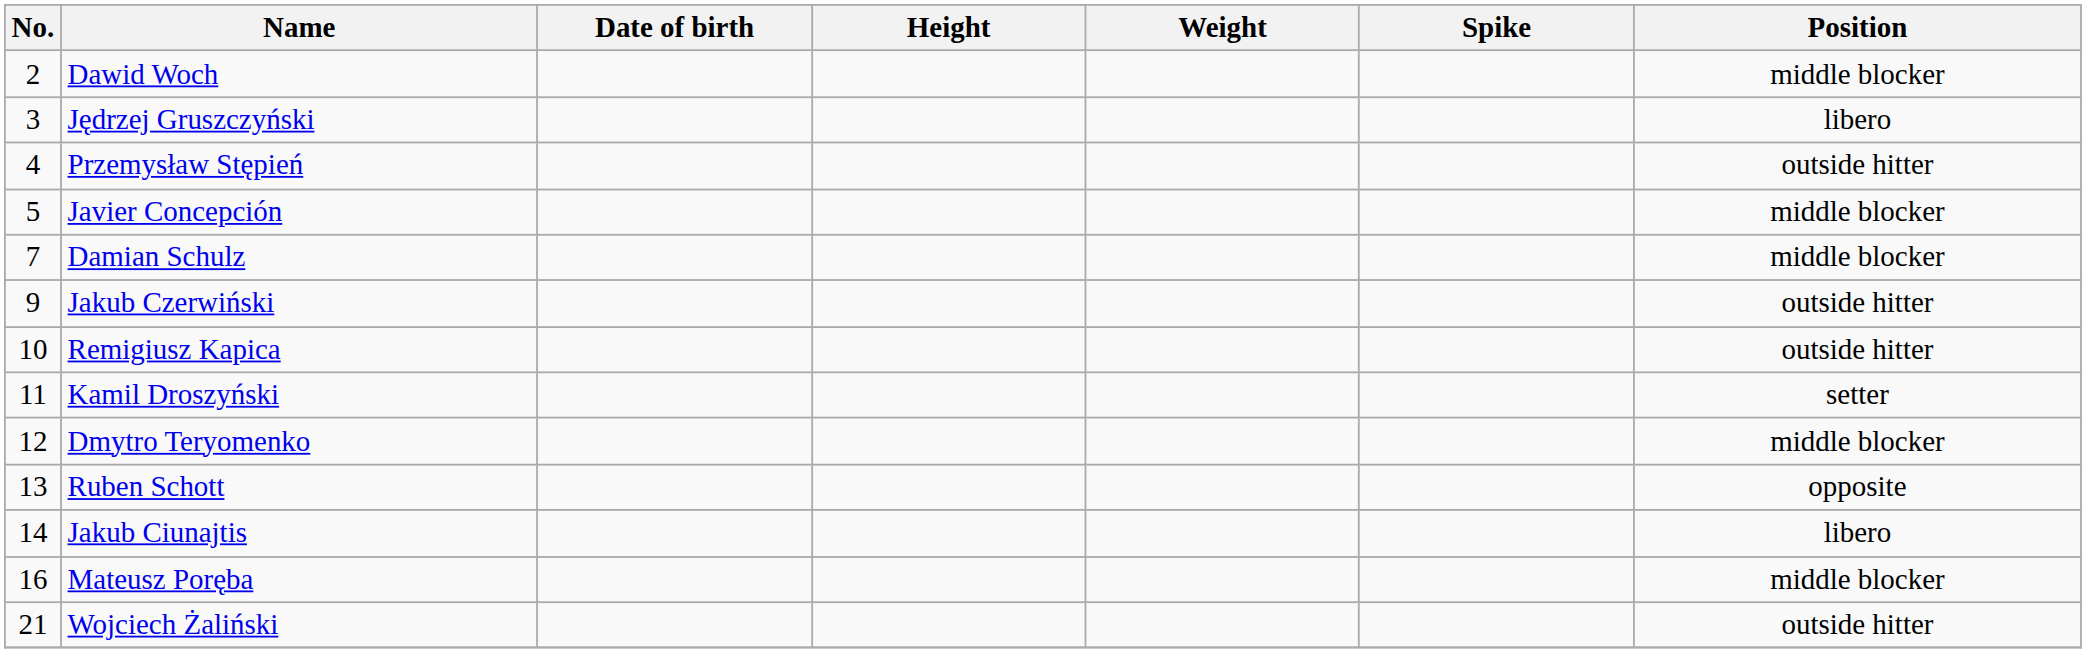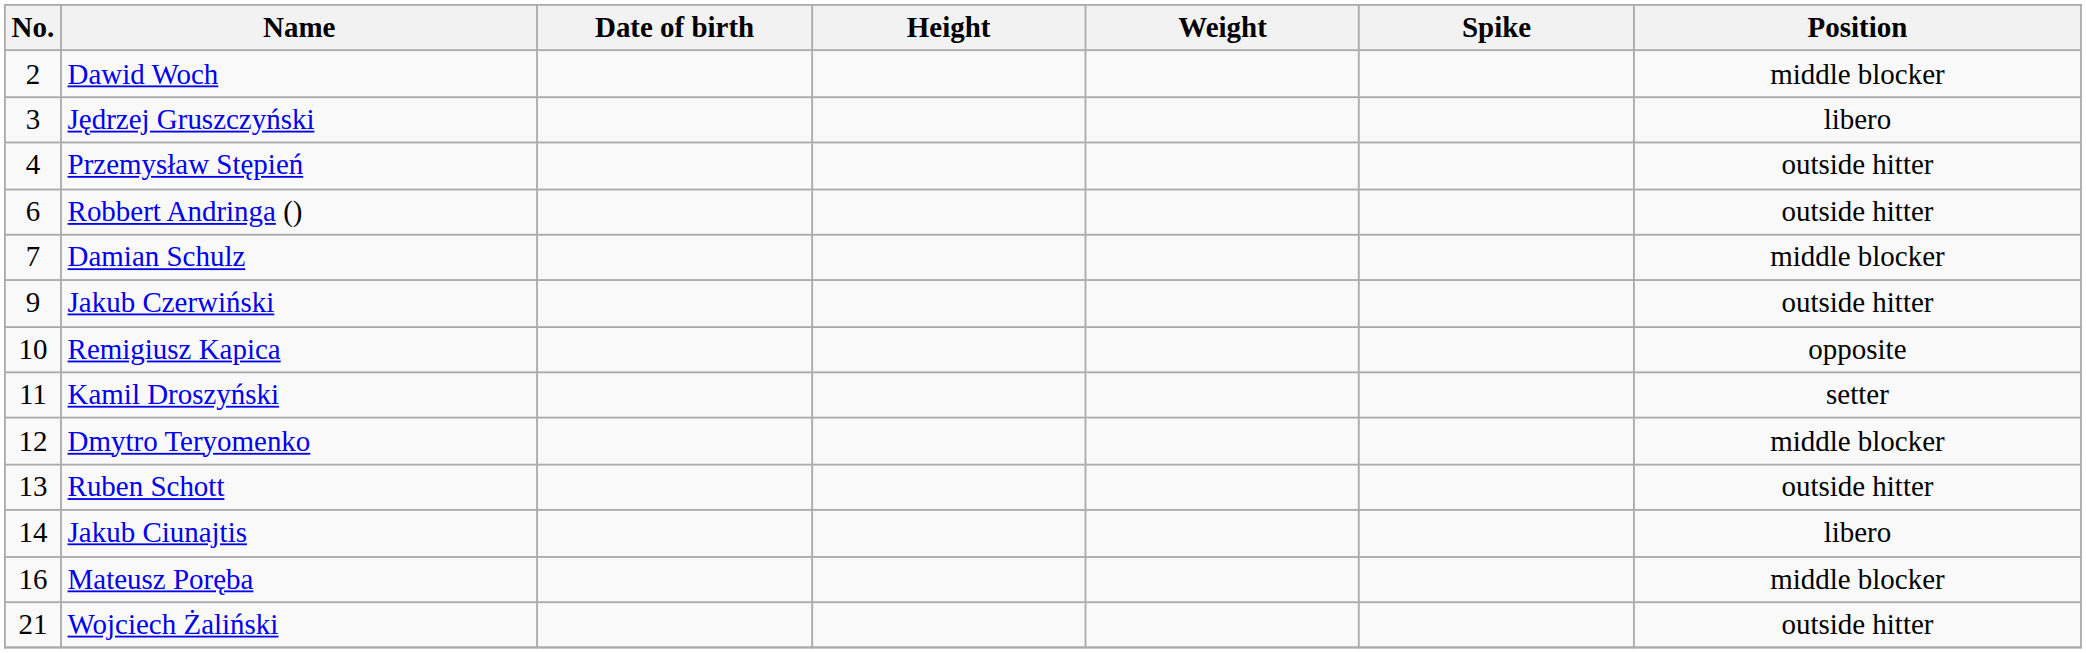- row: (175, 211)
+ row: (185, 211)
(1857, 348) outside hitter -> (1857, 348) opposite
(1857, 486) opposite -> (1857, 486) outside hitter
